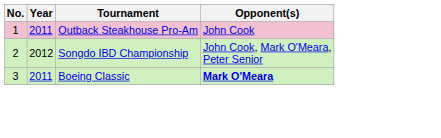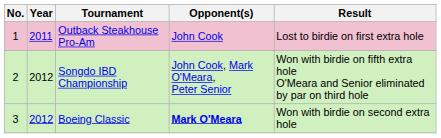+ column: (355, 13)
(41, 76) 2011 -> (41, 119) 2012
